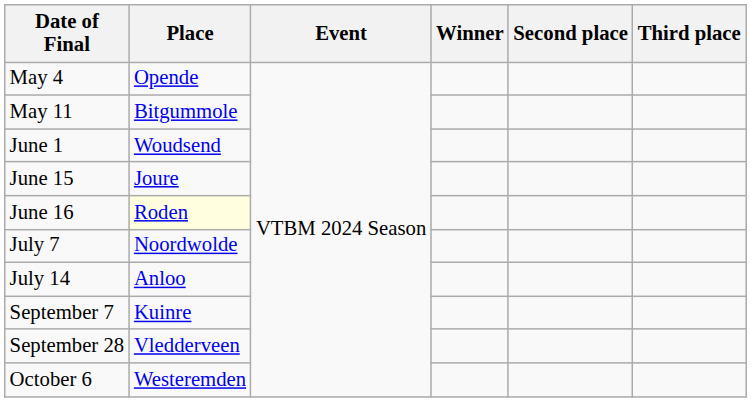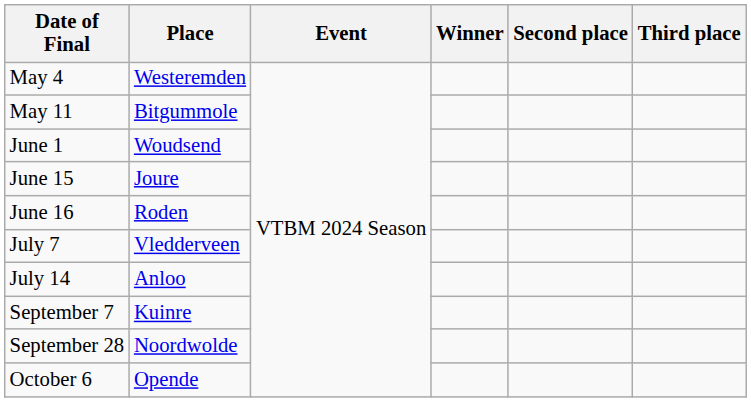(166, 78) Opende -> (190, 78) Westeremden
(161, 212) lightyellow background -> (161, 212) no background
(186, 245) Noordwolde -> (187, 245) Vledderveen
(187, 345) Vledderveen -> (186, 345) Noordwolde
(190, 379) Westeremden -> (166, 379) Opende
